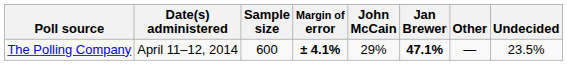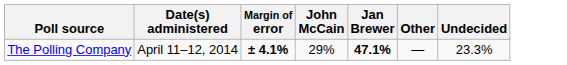- column: (267, 22)
(526, 49) 23.5% -> (474, 49) 23.3%
